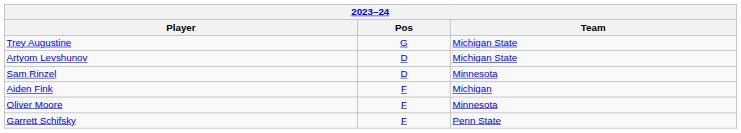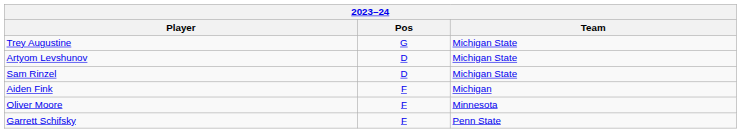(475, 74) Minnesota -> (485, 74) Michigan State
